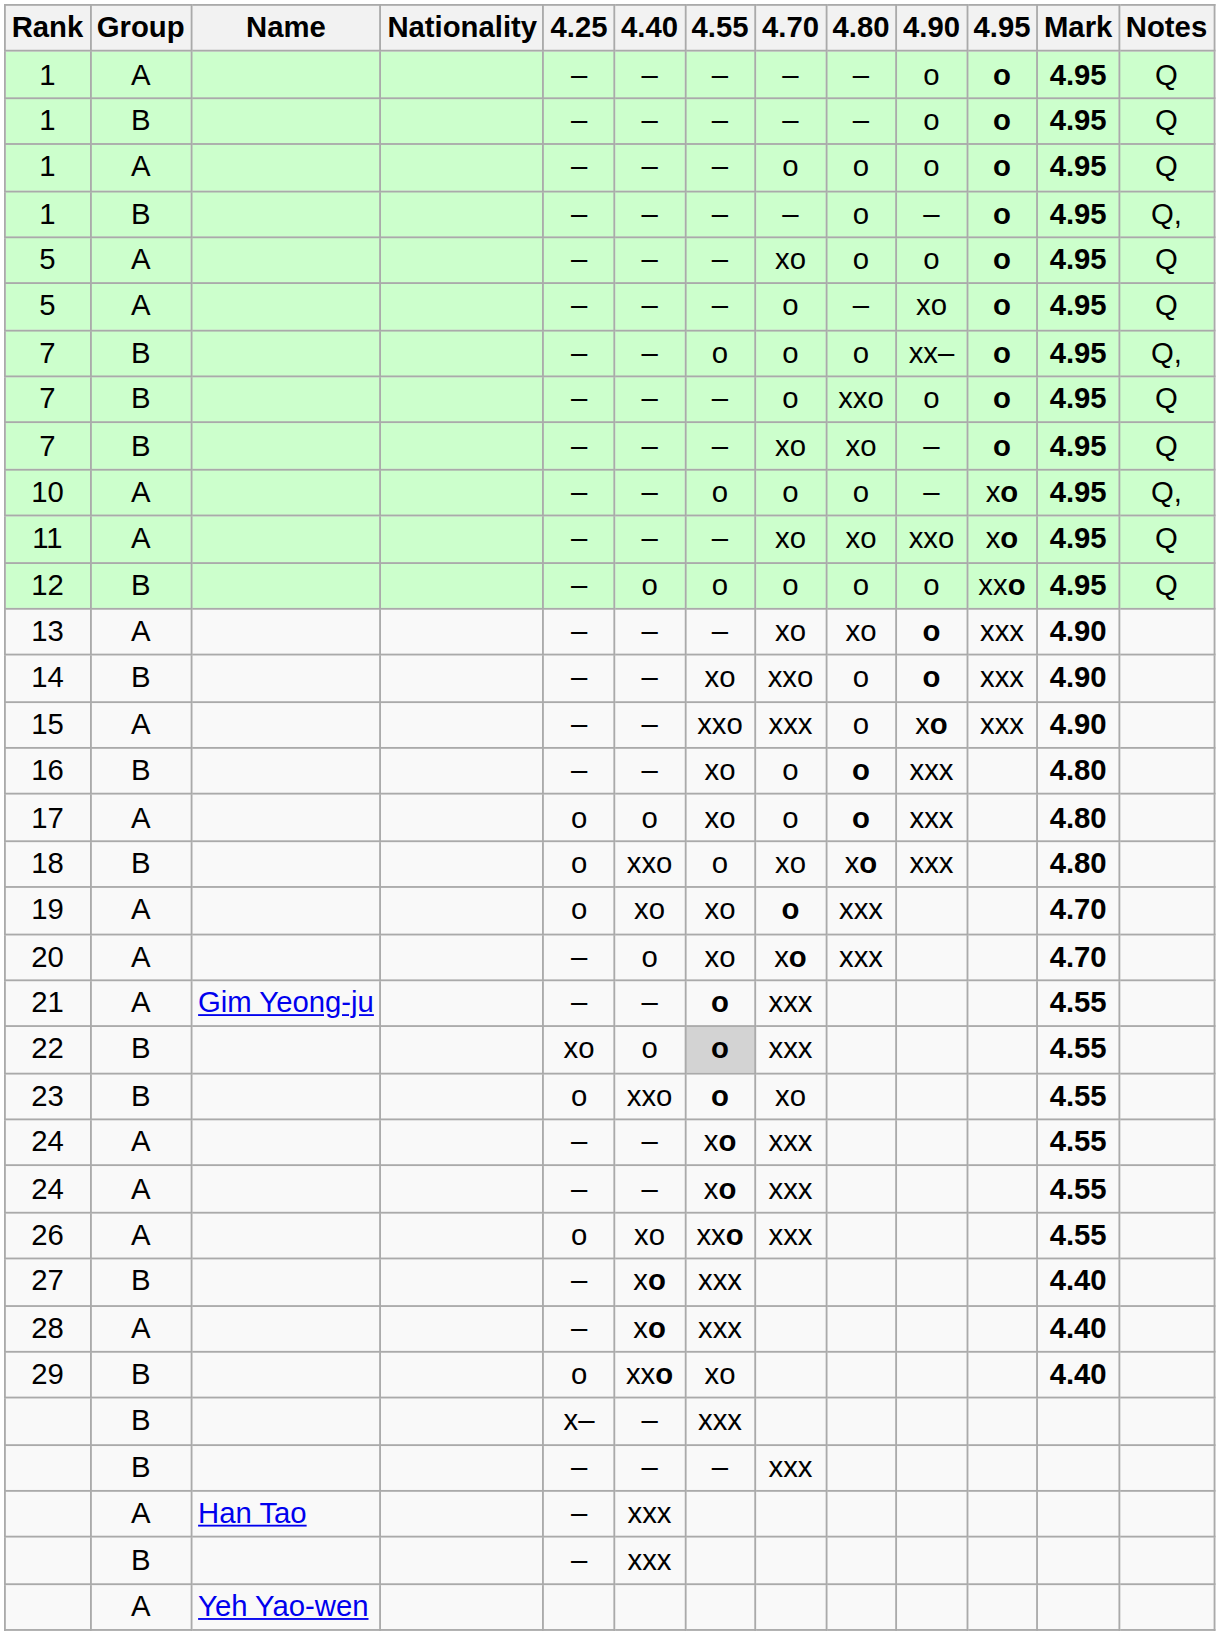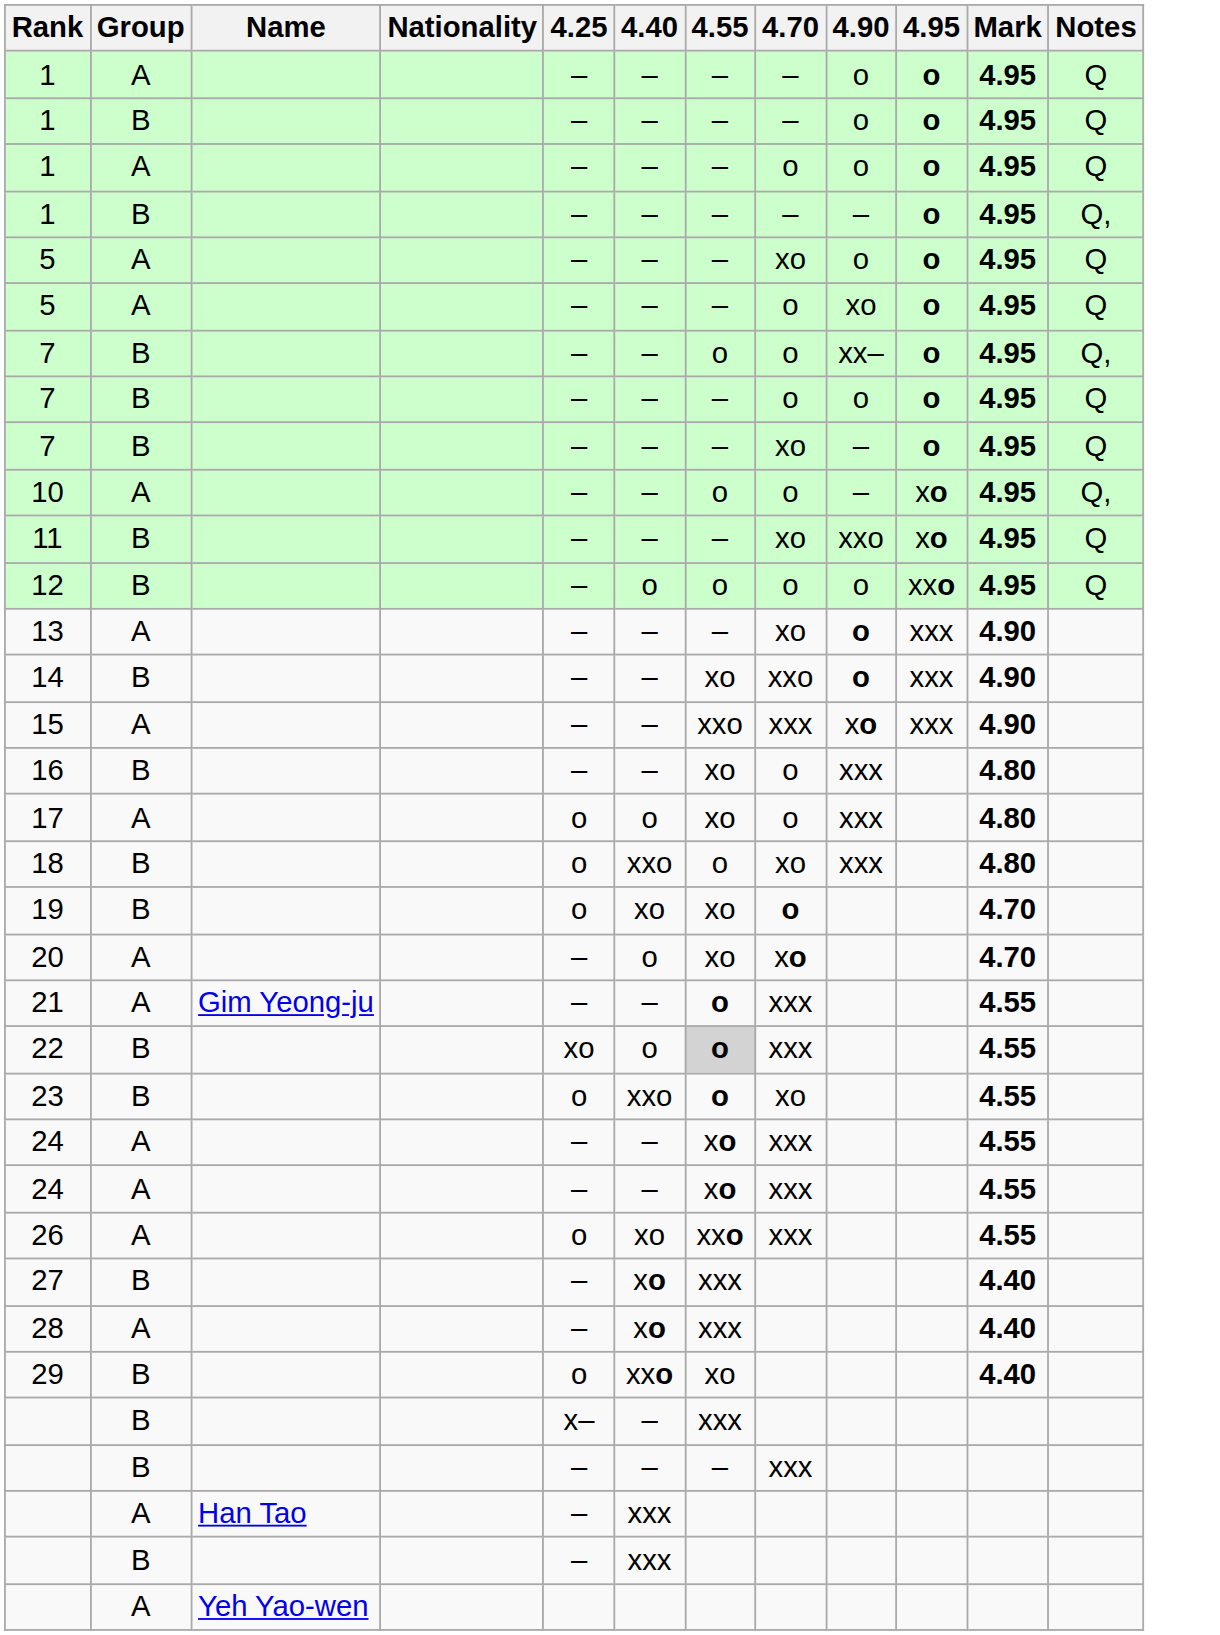- column: (861, 27)
(141, 538) A -> (141, 538) B
(141, 910) A -> (141, 910) B
